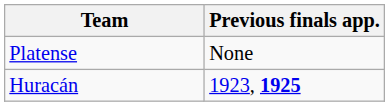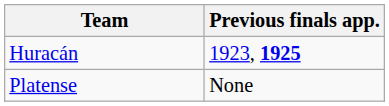rows swapped: (44, 85) <-> (43, 52)
